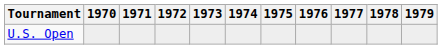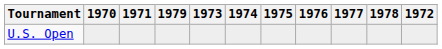columns swapped: (172, 15) <-> (419, 15)
